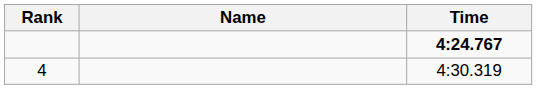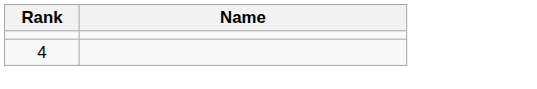- column: (469, 17)
